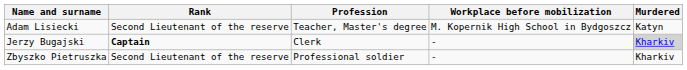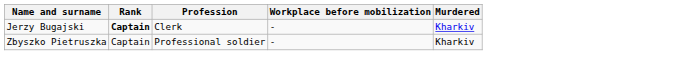- row: (43, 27)
(655, 42) lightgrey background -> (455, 27) no background
(200, 57) Second Lieutenant of the reserve -> (130, 42) Captain
